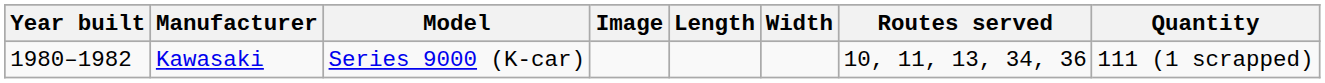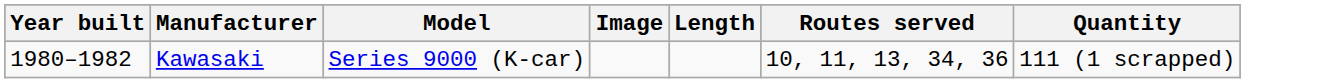- column: (799, 23)
